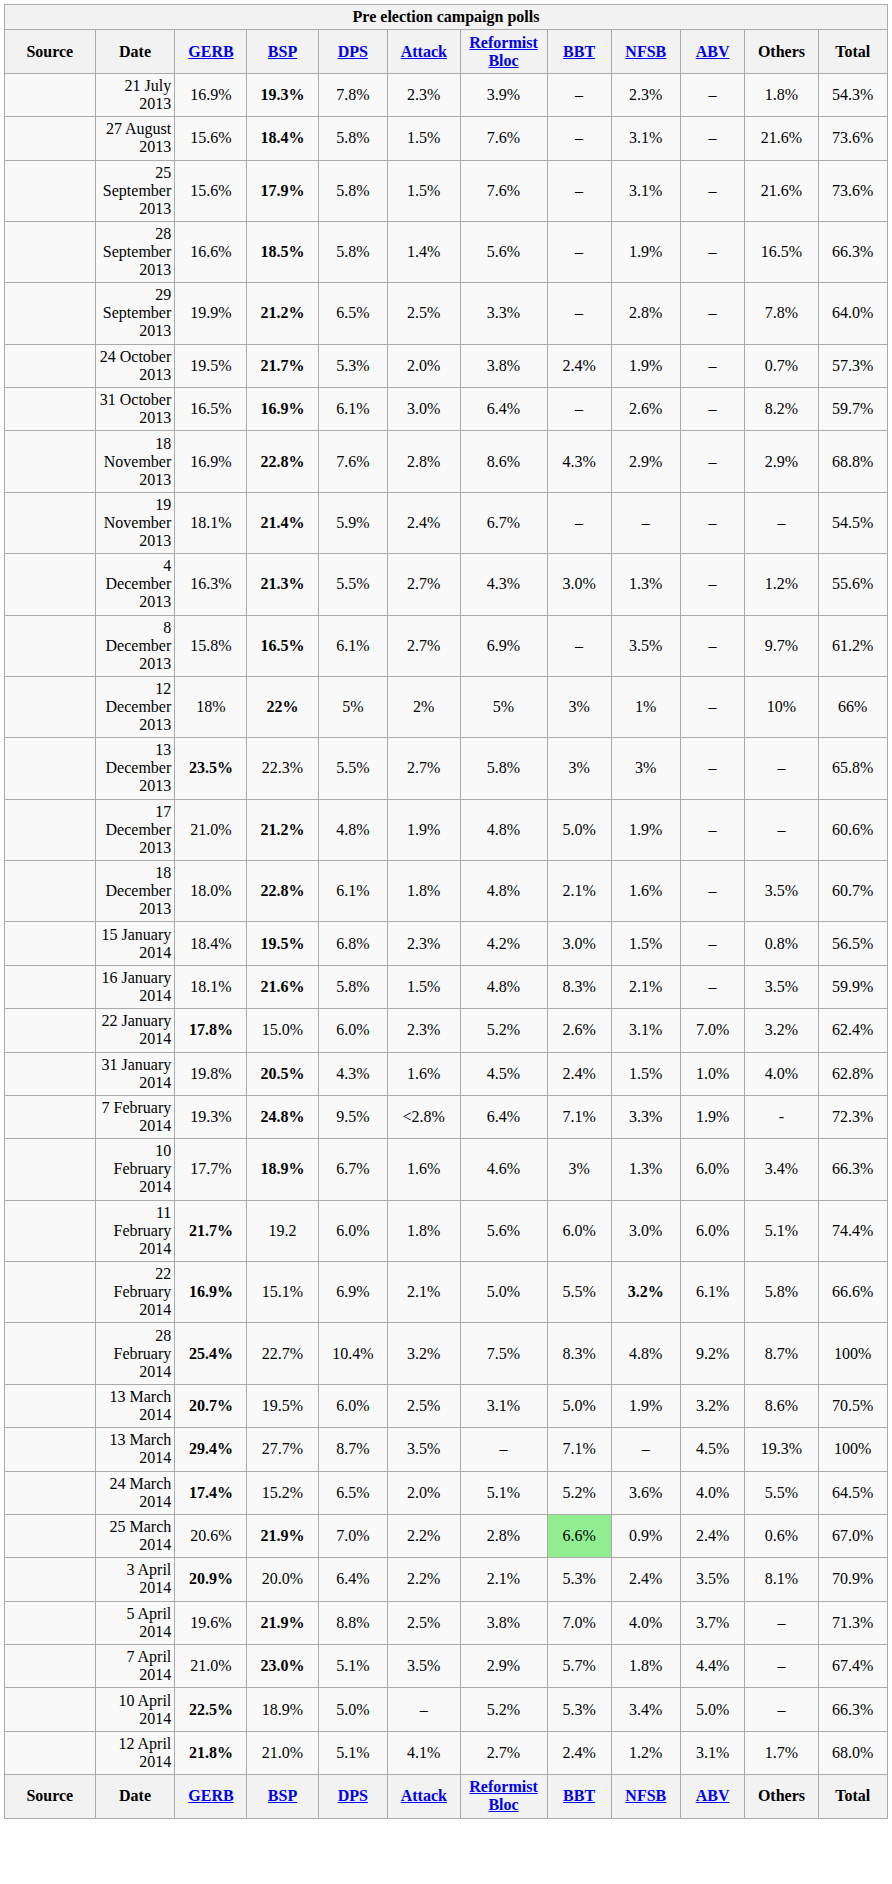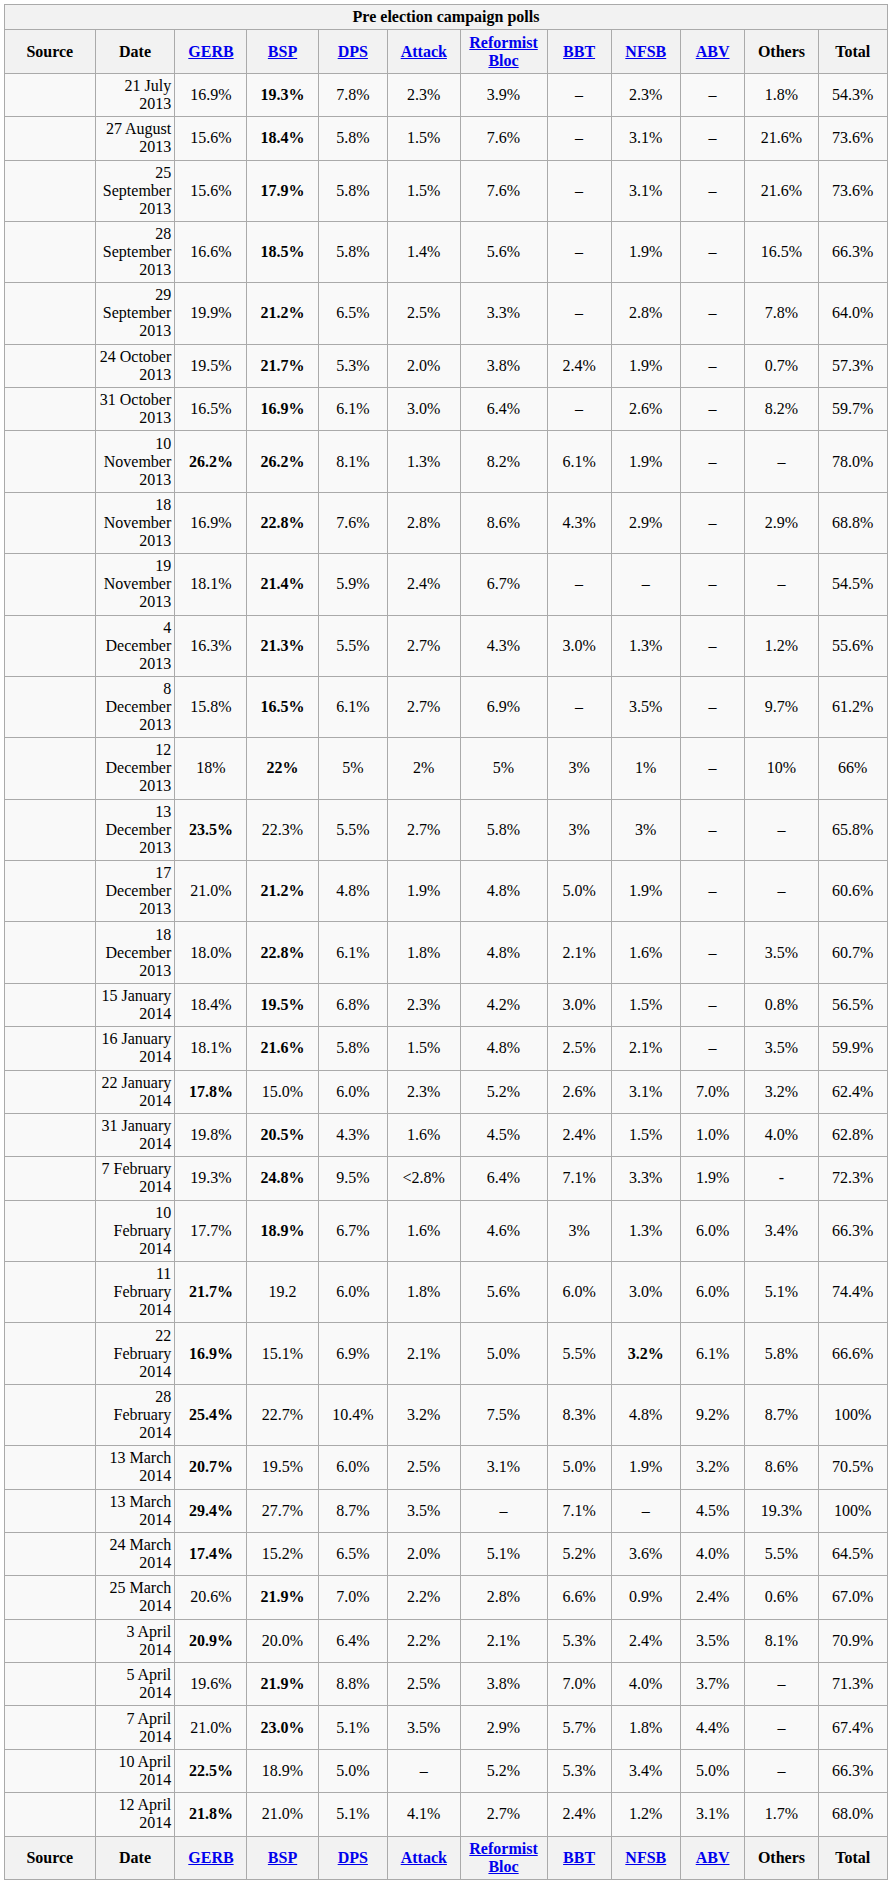+ row: (138, 461)
(579, 986) 8.3% -> (579, 1048) 2.5%
(579, 1536) lightgreen background -> (579, 1597) no background
